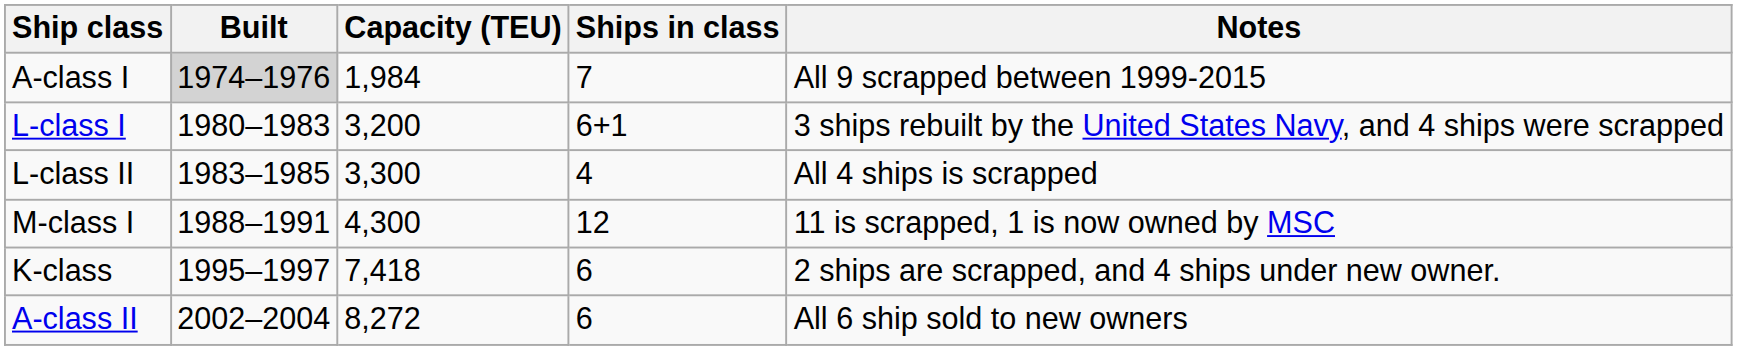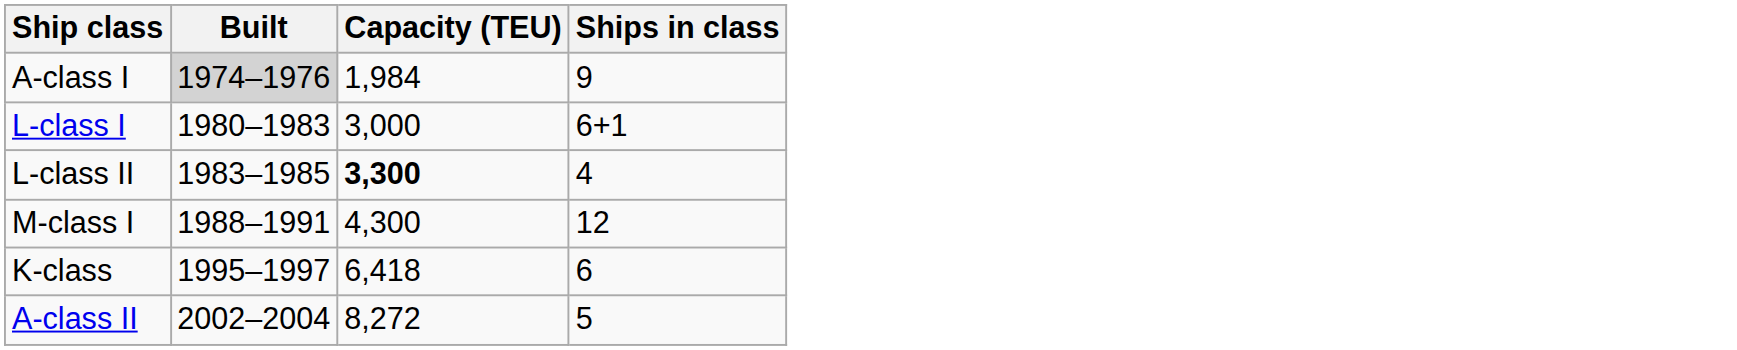- column: (1259, 28)
(584, 77) 7 -> (584, 77) 9
(383, 125) 3,200 -> (383, 125) 3,000
(383, 174) normal -> (383, 174) bold
(383, 271) 7,418 -> (383, 271) 6,418
(584, 319) 6 -> (584, 319) 5
